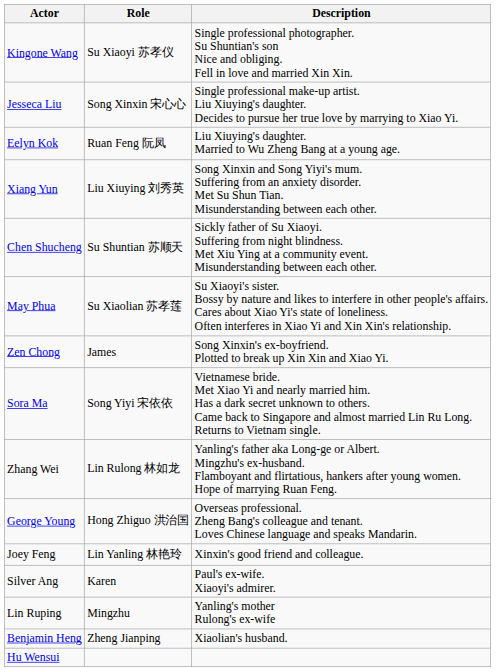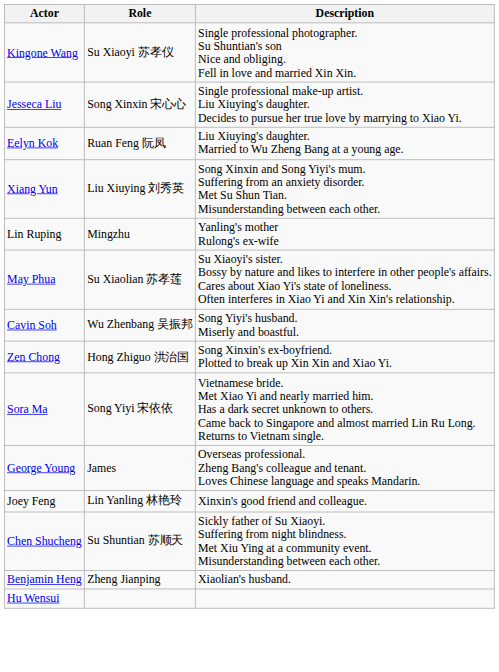rows swapped: (44, 247) <-> (34, 613)
+ row: (32, 325)
(102, 351) James -> (138, 356) Hong Zhiguo 洪治国
- row: (33, 469)
(138, 520) Hong Zhiguo 洪治国 -> (102, 468) James
- row: (33, 581)
